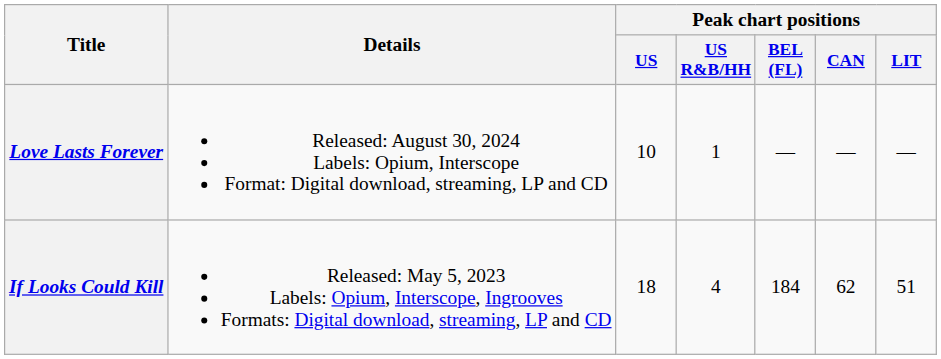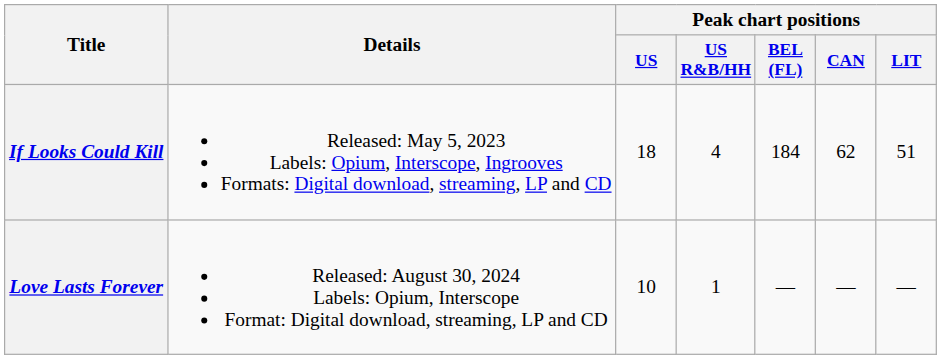rows swapped: (86, 286) <-> (86, 151)
